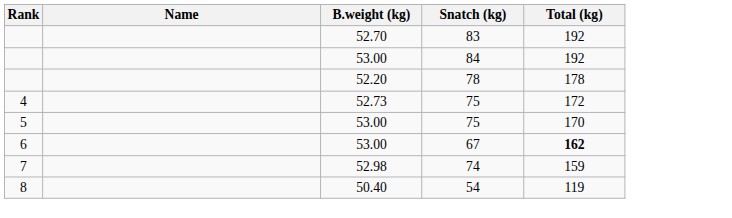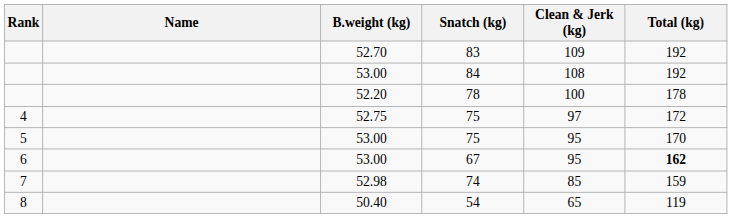+ column: (574, 22)
(371, 101) 52.73 -> (371, 116) 52.75
